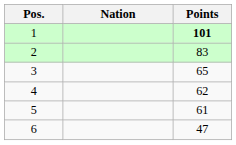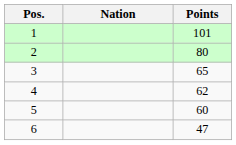(202, 33) bold -> (202, 33) normal
(202, 52) 83 -> (202, 52) 80
(202, 110) 61 -> (202, 110) 60
